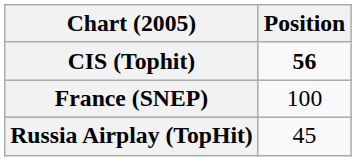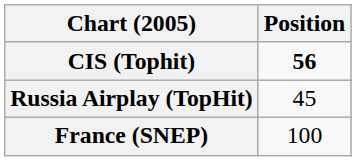rows swapped: (131, 98) <-> (131, 135)
